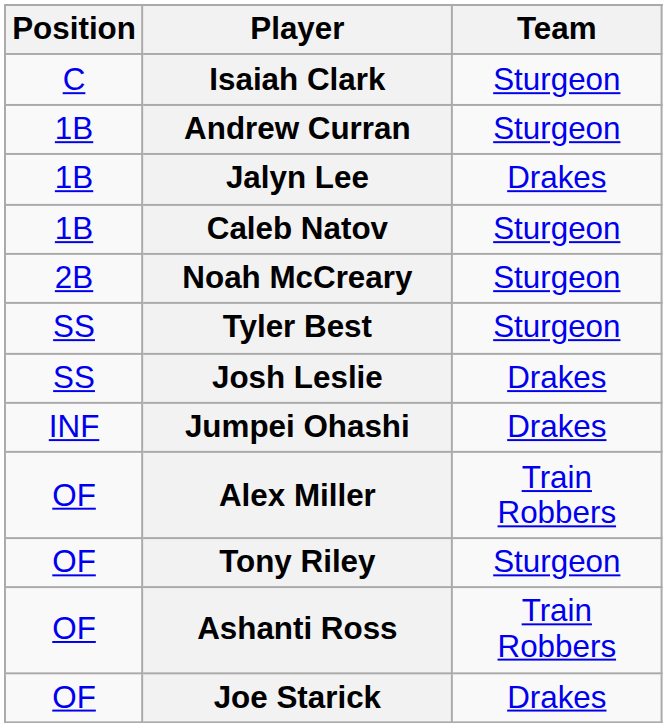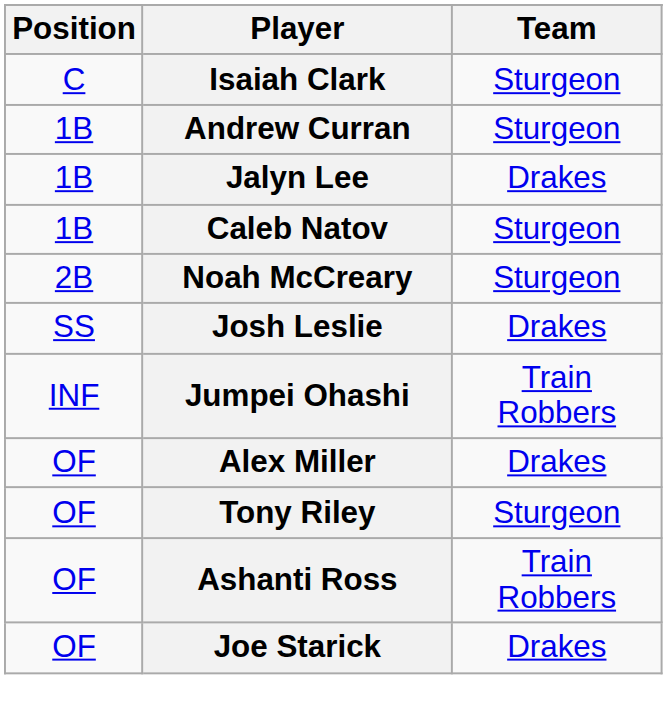- row: (297, 327)
(557, 427) Drakes -> (557, 395) Train Robbers
(557, 494) Train Robbers -> (557, 462) Drakes
